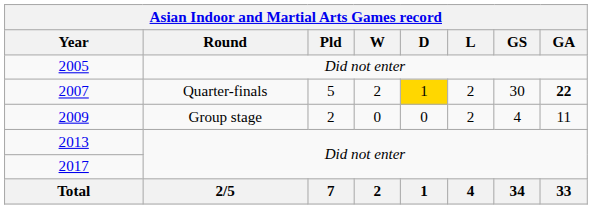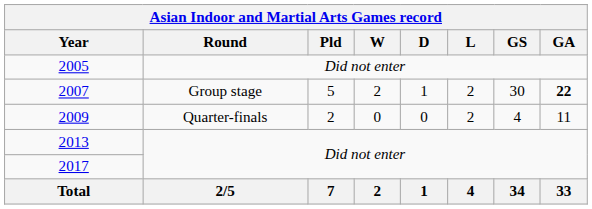(225, 92) Quarter-finals -> (225, 92) Group stage
(424, 92) gold background -> (424, 92) no background
(225, 117) Group stage -> (225, 117) Quarter-finals
